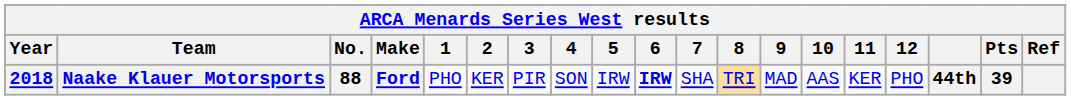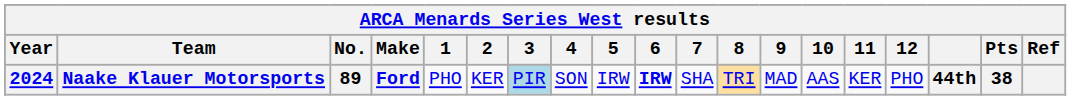(31, 79) 2018 -> (31, 79) 2024
(351, 79) 88 -> (351, 79) 89
(529, 79) no background -> (529, 79) lightblue background
(1002, 79) 39 -> (1002, 79) 38
